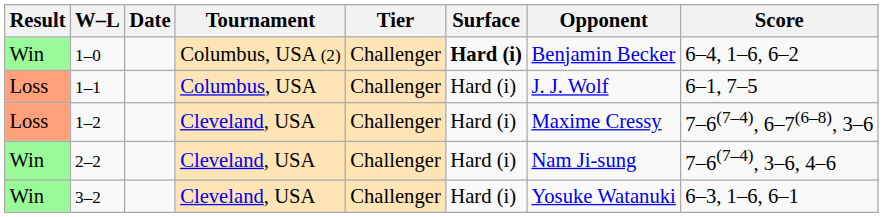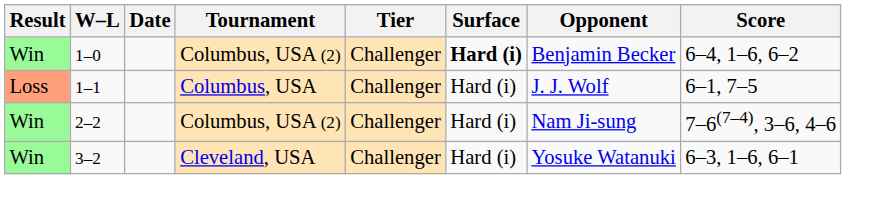- row: (88, 123)
(248, 160) Cleveland, USA -> (260, 121) Columbus, USA (2)
